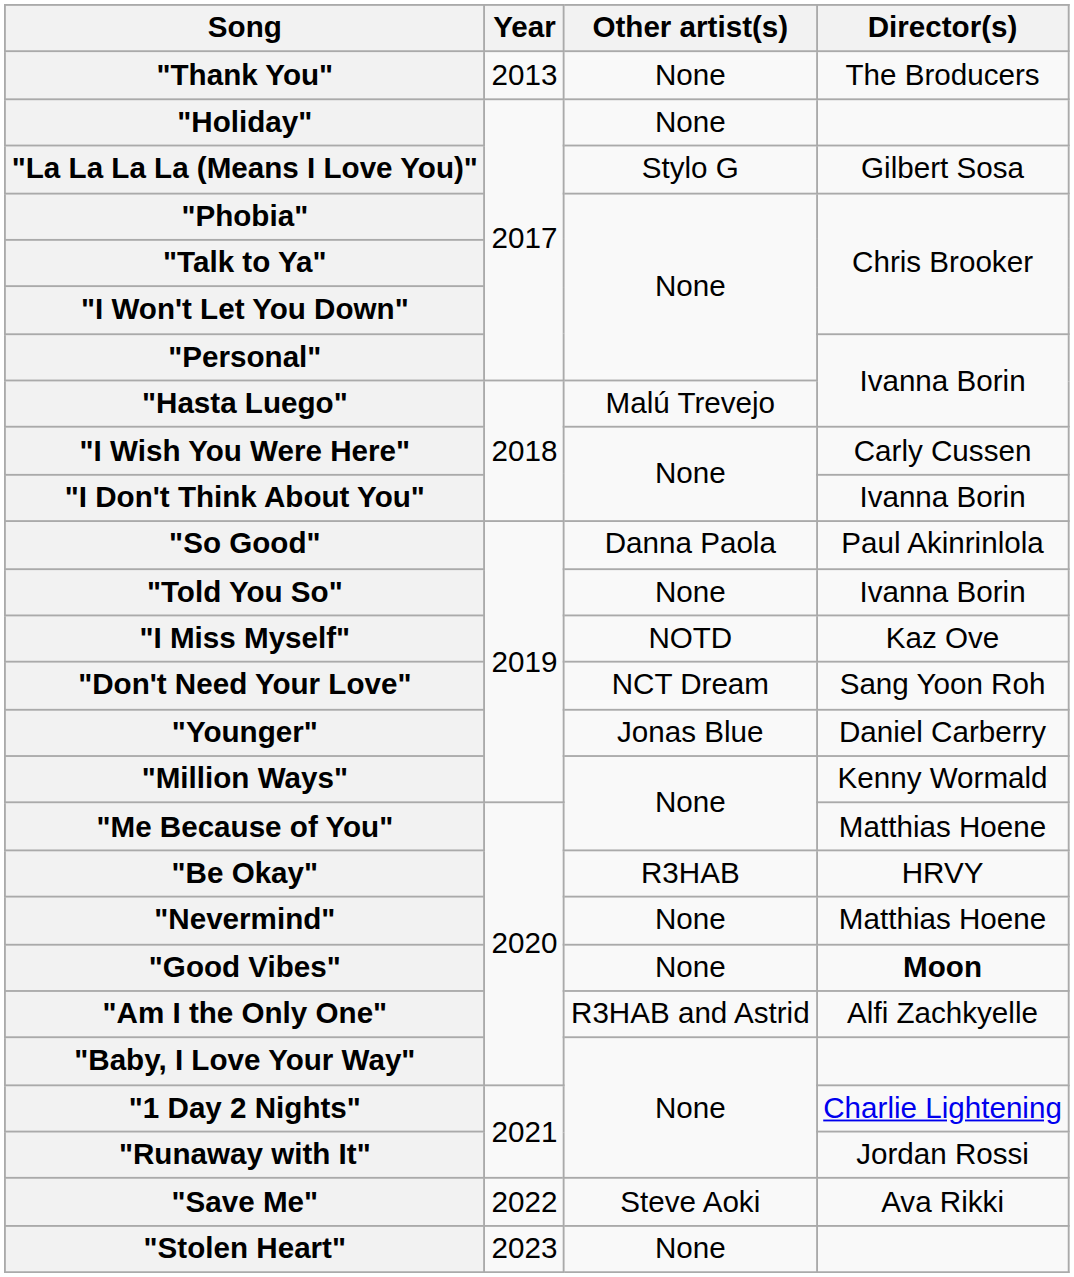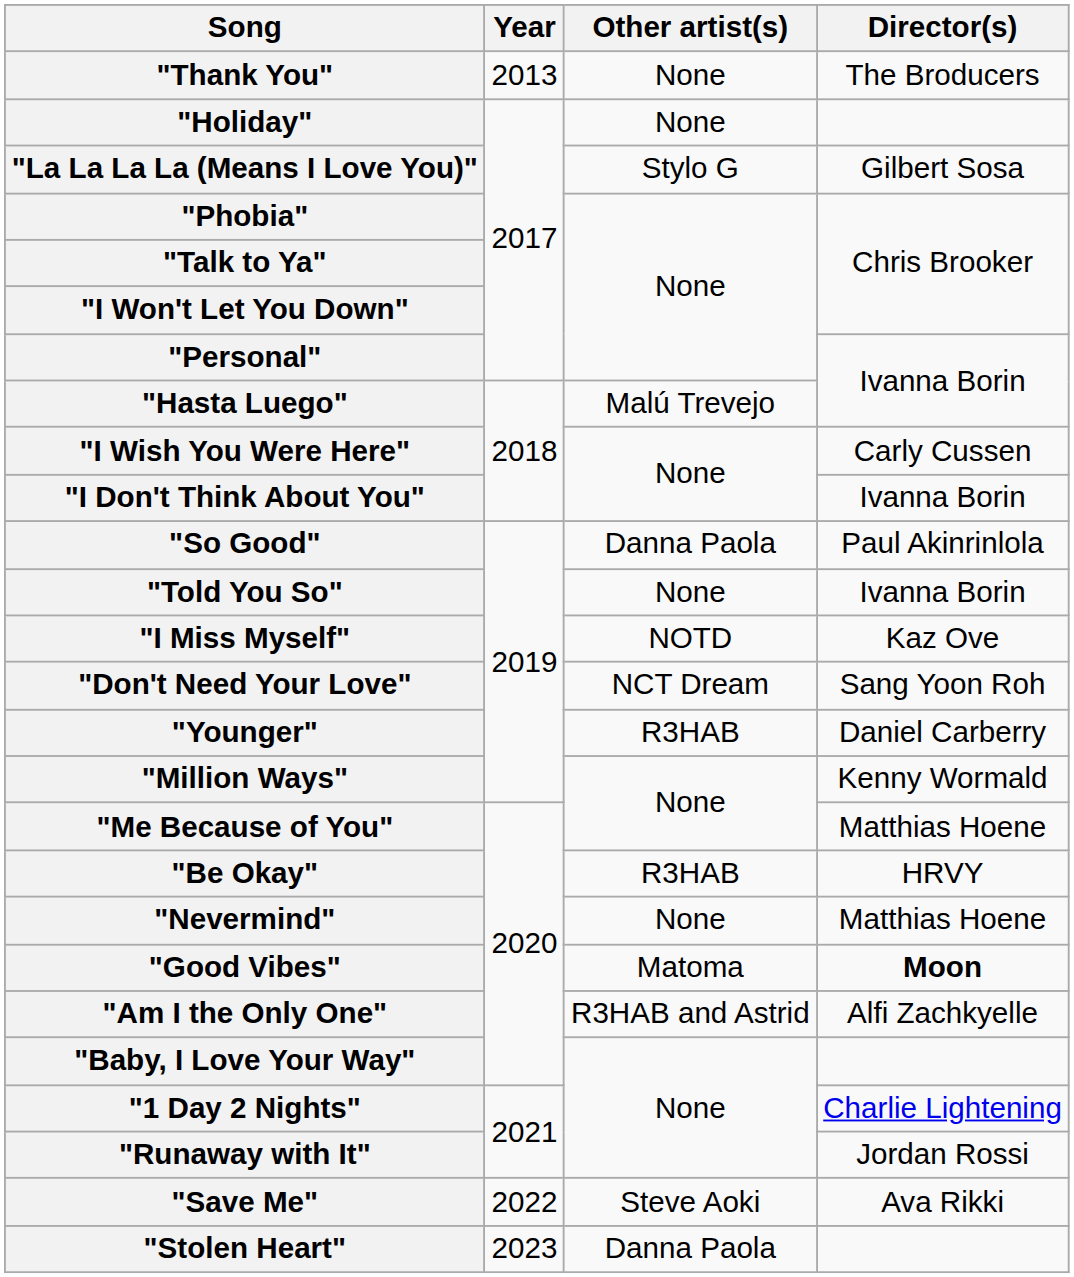(690, 732) Jonas Blue -> (690, 732) R3HAB
(690, 966) None -> (690, 966) Matoma
(690, 1248) None -> (690, 1248) Danna Paola
